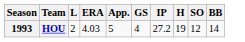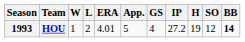+ column: (75, 12)
(91, 28) 4.03 -> (106, 28) 4.01
(214, 28) normal -> (229, 28) bold
